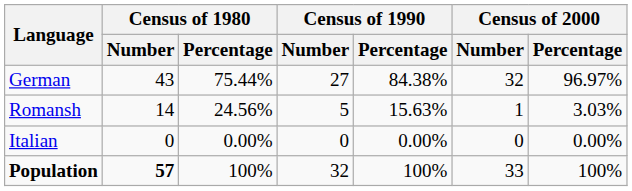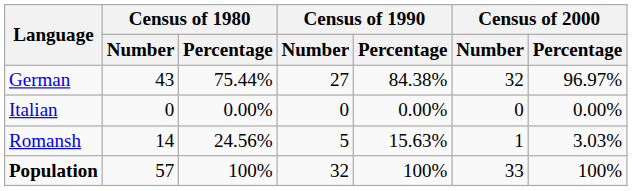rows swapped: (45, 110) <-> (33, 140)
(165, 170) bold -> (165, 170) normal
